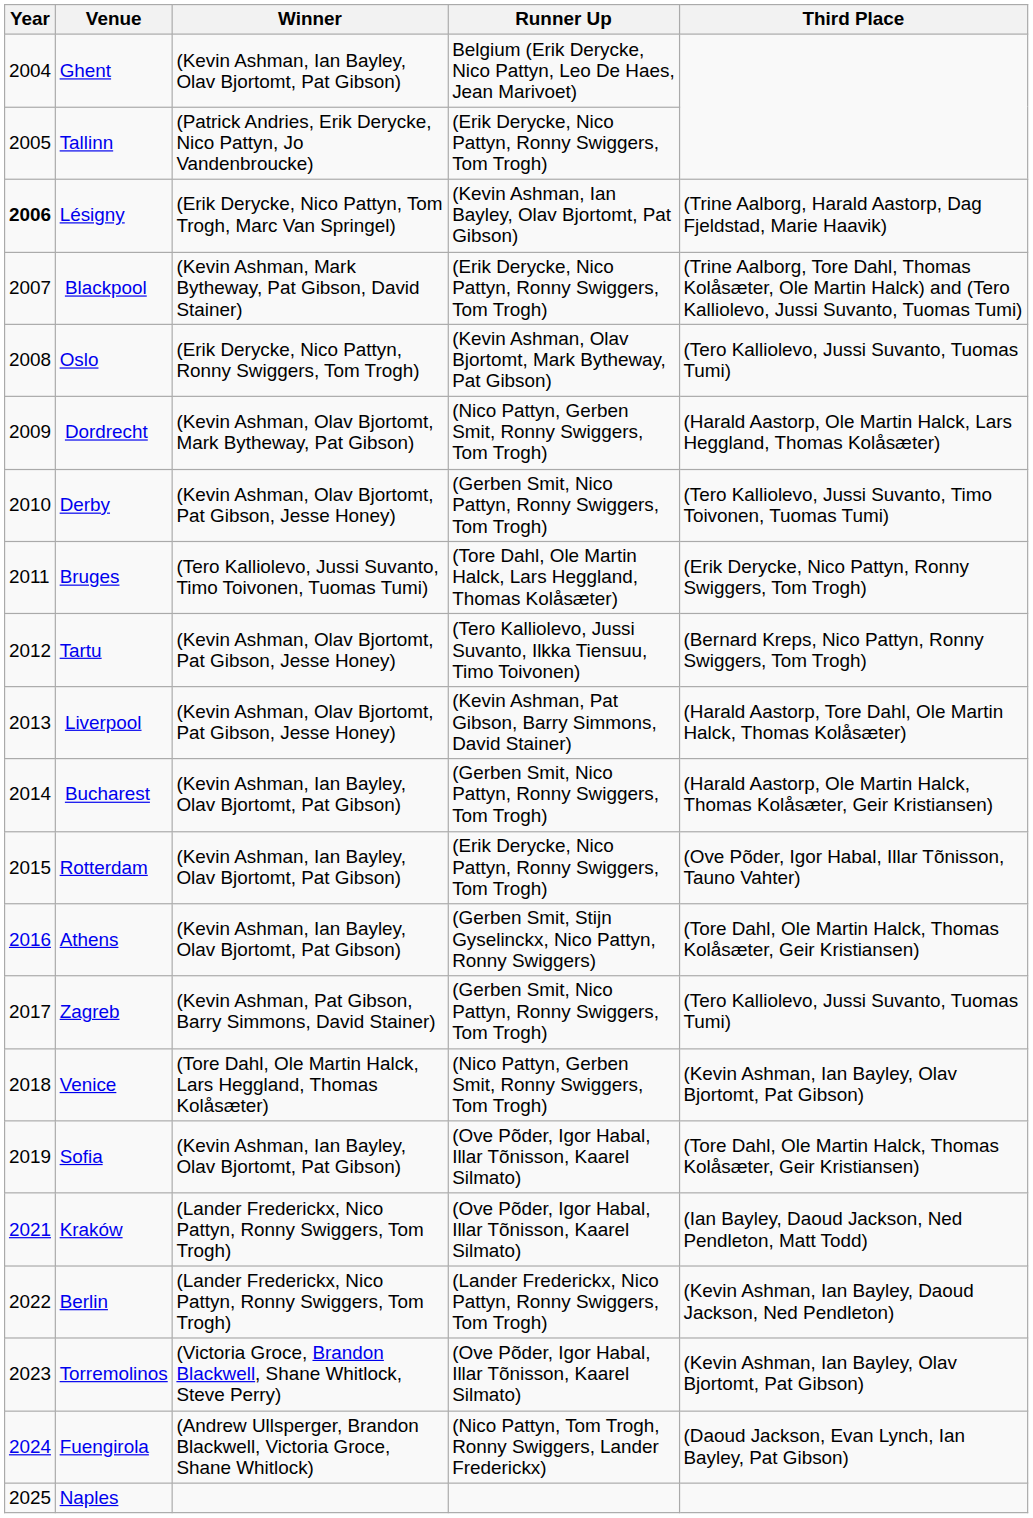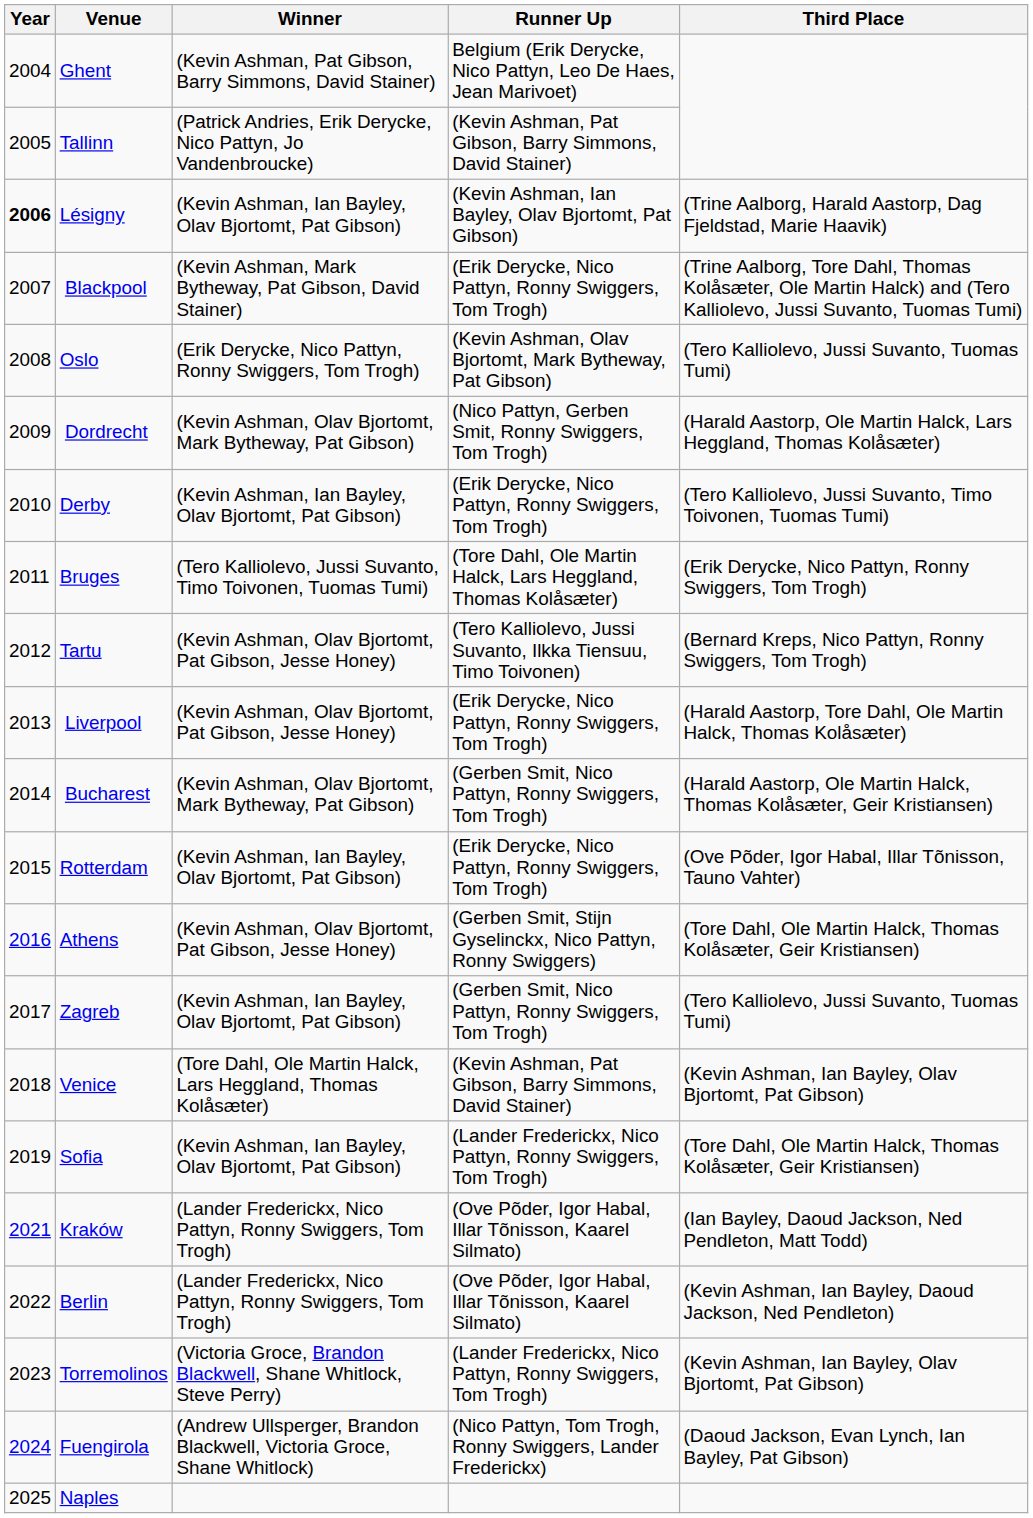(291, 70) (Kevin Ashman, Ian Bayley, Olav Bjortomt, Pat Gibson) -> (306, 70) (Kevin Ashman, Pat Gibson, Barry Simmons, David Stainer)
(556, 143) (Erik Derycke, Nico Pattyn, Ronny Swiggers, Tom Trogh) -> (554, 143) (Kevin Ashman, Pat Gibson, Barry Simmons, David Stainer)
(310, 215) (Erik Derycke, Nico Pattyn, Tom Trogh, Marc Van Springel) -> (291, 215) (Kevin Ashman, Ian Bayley, Olav Bjortomt, Pat Gibson)
(305, 505) (Kevin Ashman, Olav Bjortomt, Pat Gibson, Jesse Honey) -> (291, 505) (Kevin Ashman, Ian Bayley, Olav Bjortomt, Pat Gibson)
(556, 505) (Gerben Smit, Nico Pattyn, Ronny Swiggers, Tom Trogh) -> (556, 505) (Erik Derycke, Nico Pattyn, Ronny Swiggers, Tom Trogh)
(554, 722) (Kevin Ashman, Pat Gibson, Barry Simmons, David Stainer) -> (556, 722) (Erik Derycke, Nico Pattyn, Ronny Swiggers, Tom Trogh)
(291, 794) (Kevin Ashman, Ian Bayley, Olav Bjortomt, Pat Gibson) -> (305, 794) (Kevin Ashman, Olav Bjortomt, Mark Bytheway, Pat Gibson)
(291, 939) (Kevin Ashman, Ian Bayley, Olav Bjortomt, Pat Gibson) -> (305, 939) (Kevin Ashman, Olav Bjortomt, Pat Gibson, Jesse Honey)
(306, 1012) (Kevin Ashman, Pat Gibson, Barry Simmons, David Stainer) -> (291, 1012) (Kevin Ashman, Ian Bayley, Olav Bjortomt, Pat Gibson)
(548, 1084) (Nico Pattyn, Gerben Smit, Ronny Swiggers, Tom Trogh) -> (554, 1084) (Kevin Ashman, Pat Gibson, Barry Simmons, David Stainer)
(551, 1156) (Ove Põder, Igor Habal, Illar Tõnisson, Kaarel Silmato) -> (556, 1156) (Lander Frederickx, Nico Pattyn, Ronny Swiggers, Tom Trogh)
(556, 1301) (Lander Frederickx, Nico Pattyn, Ronny Swiggers, Tom Trogh) -> (551, 1301) (Ove Põder, Igor Habal, Illar Tõnisson, Kaarel Silmato)
(551, 1374) (Ove Põder, Igor Habal, Illar Tõnisson, Kaarel Silmato) -> (556, 1374) (Lander Frederickx, Nico Pattyn, Ronny Swiggers, Tom Trogh)
